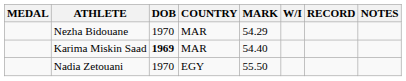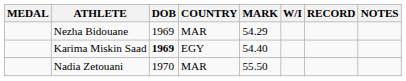(163, 31) 1970 -> (163, 31) 1969
(194, 48) MAR -> (193, 48) EGY
(193, 66) EGY -> (194, 66) MAR
